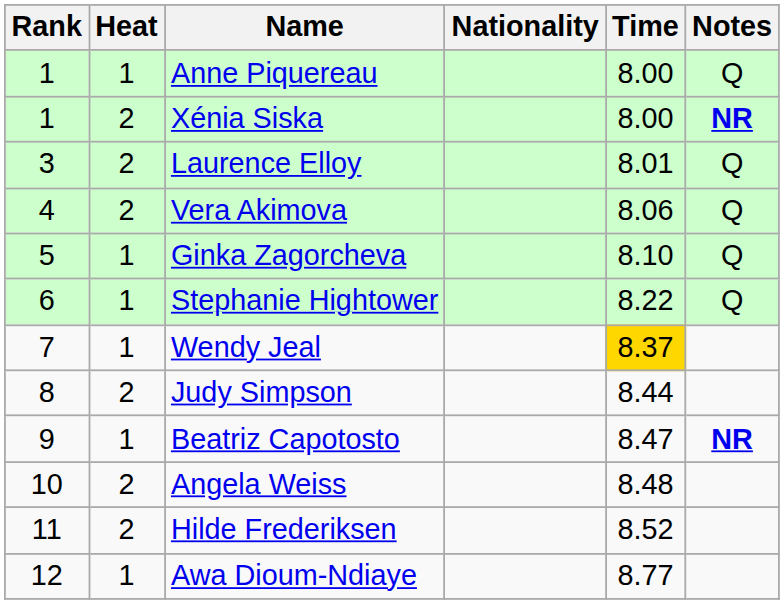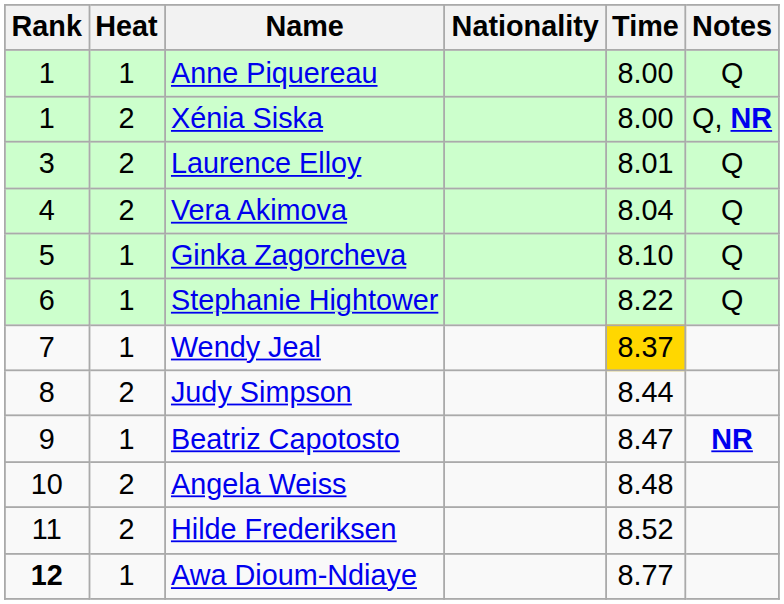(732, 118) NR -> (732, 118) Q, NR
(645, 210) 8.06 -> (645, 210) 8.04
(47, 575) normal -> (47, 575) bold
